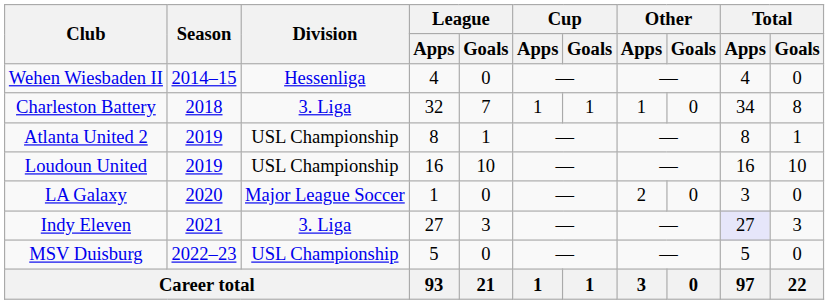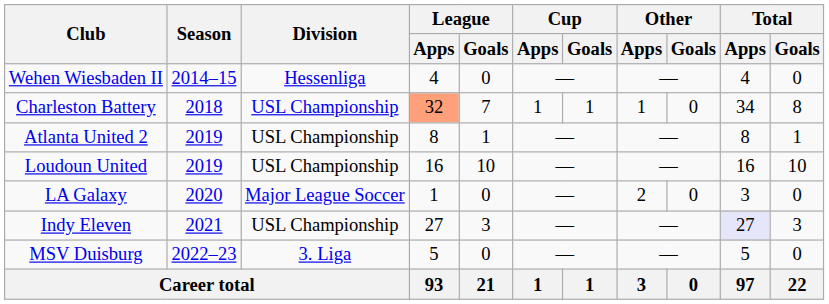(325, 107) 3. Liga -> (325, 107) USL Championship
(434, 107) no background -> (434, 107) lightsalmon background
(325, 225) 3. Liga -> (325, 225) USL Championship
(325, 254) USL Championship -> (325, 254) 3. Liga
